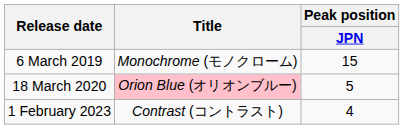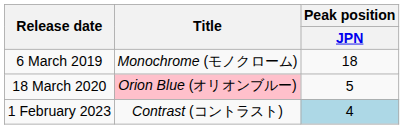(350, 61) 15 -> (350, 61) 18
(350, 111) no background -> (350, 111) lightblue background
